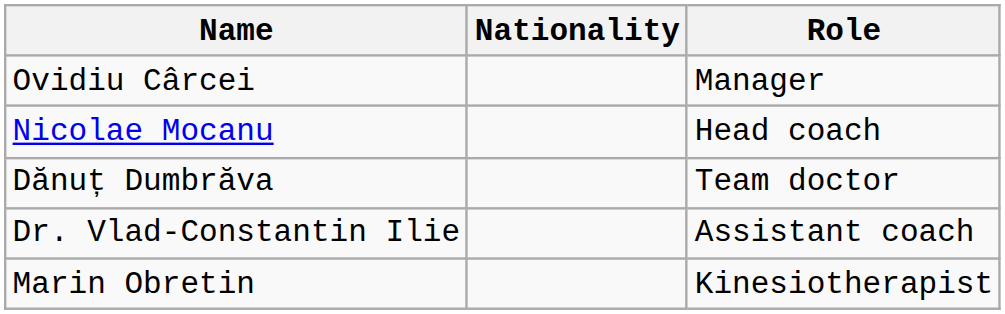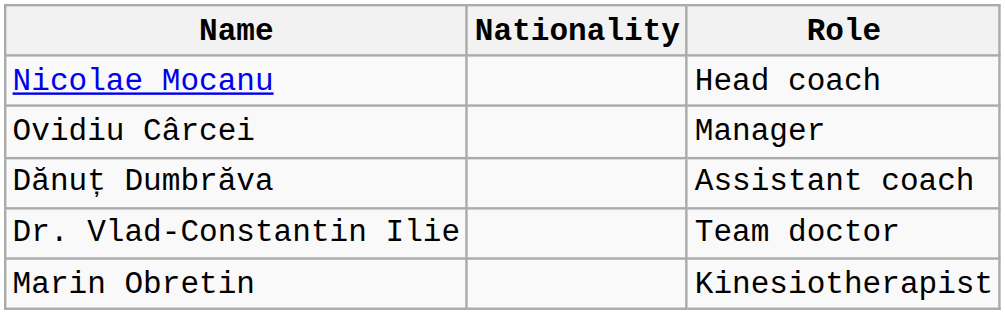rows swapped: (134, 81) <-> (143, 132)
(797, 182) Team doctor -> (835, 182) Assistant coach
(835, 233) Assistant coach -> (797, 233) Team doctor
